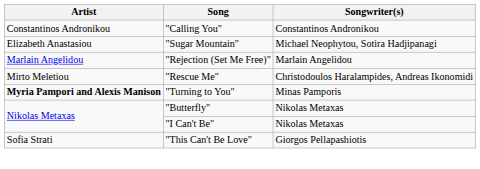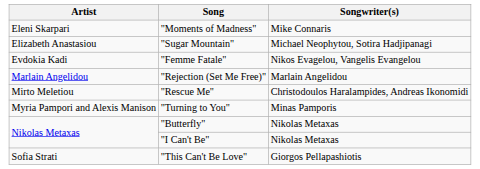- row: (194, 28)
+ row: (208, 28)
+ row: (193, 60)
(84, 92) bold -> (84, 108) normal
